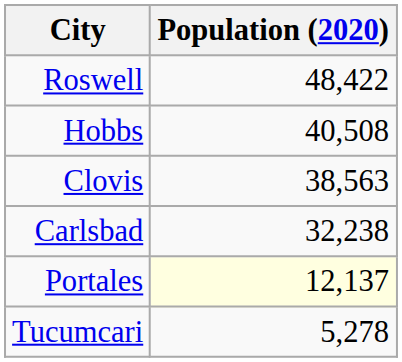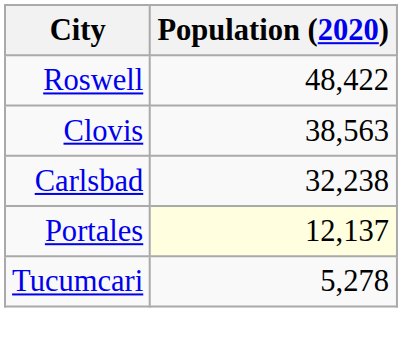- row: (103, 130)
